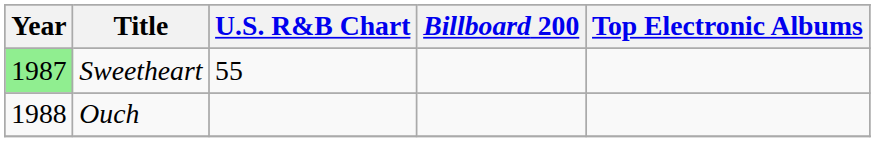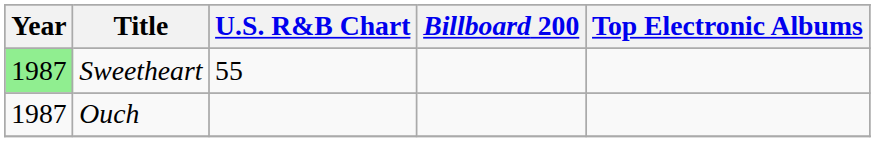(39, 114) 1988 -> (39, 114) 1987
